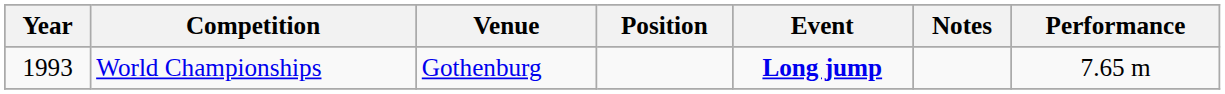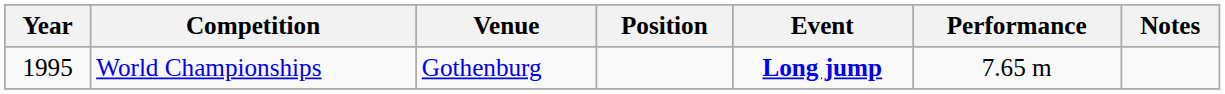columns swapped: (1116, 25) <-> (962, 25)
(48, 67) 1993 -> (48, 67) 1995
